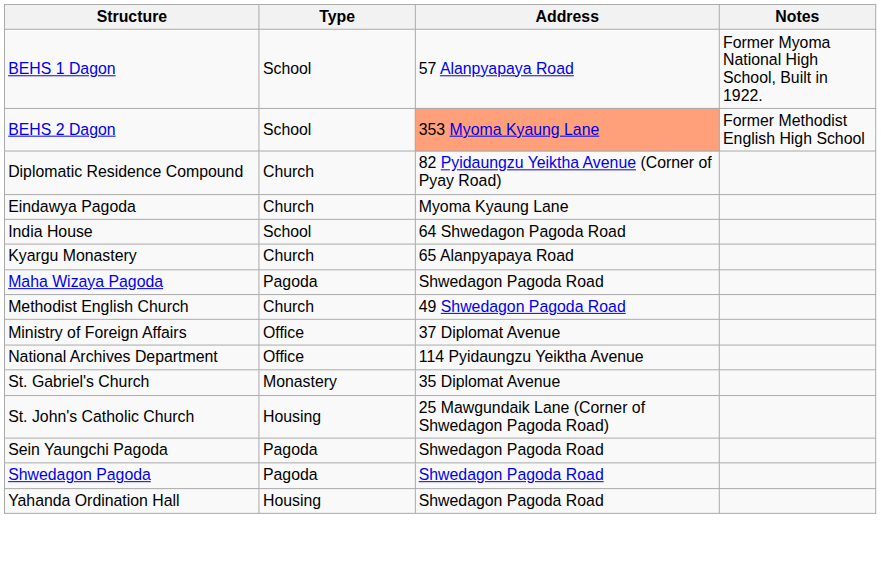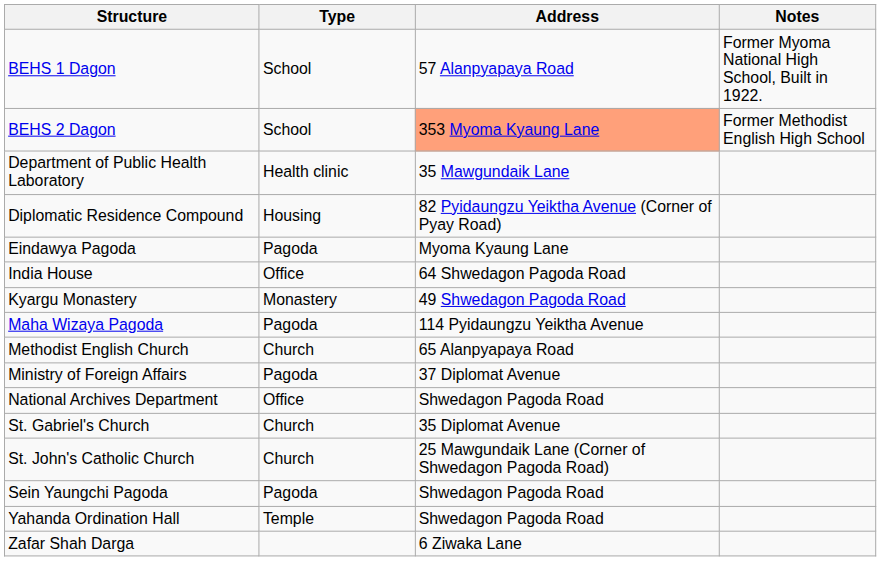+ row: (107, 172)
(288, 172) Church -> (292, 215) Housing
(288, 206) Church -> (290, 249) Pagoda
(287, 231) School -> (283, 274) Office
(288, 256) Church -> (300, 299) Monastery
(496, 256) 65 Alanpyapaya Road -> (522, 299) 49 Shwedagon Pagoda Road
(511, 282) Shwedagon Pagoda Road -> (531, 324) 114 Pyidaungzu Yeiktha Avenue
(522, 307) 49 Shwedagon Pagoda Road -> (496, 350) 65 Alanpyapaya Road
(283, 332) Office -> (290, 375) Pagoda
(531, 357) 114 Pyidaungzu Yeiktha Avenue -> (511, 400) Shwedagon Pagoda Road
(300, 382) Monastery -> (288, 425) Church
(292, 416) Housing -> (288, 459) Church
- row: (79, 475)
(292, 500) Housing -> (288, 518) Temple
+ row: (71, 543)
